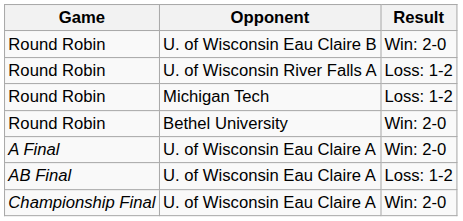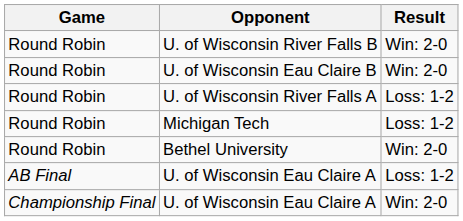+ row: (57, 44)
- row: (34, 149)
